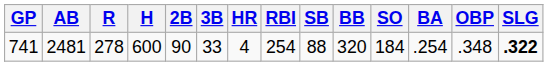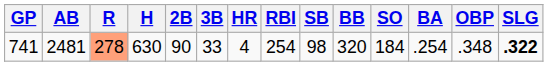(109, 46) no background -> (109, 46) lightsalmon background
(147, 46) 600 -> (147, 46) 630
(317, 46) 88 -> (317, 46) 98
